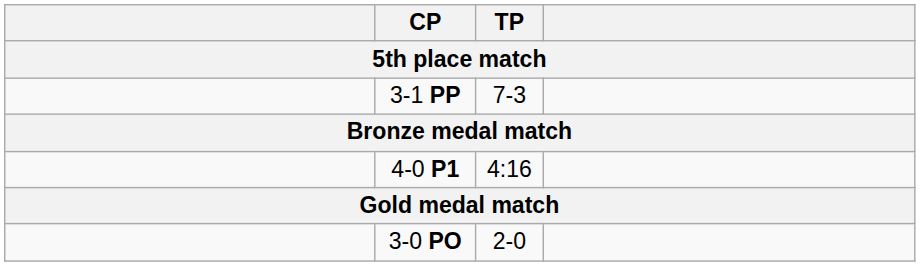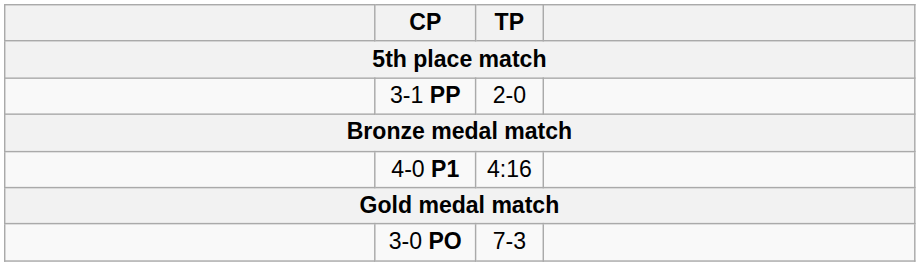(509, 95) 7-3 -> (509, 95) 2-0
(509, 242) 2-0 -> (509, 242) 7-3
